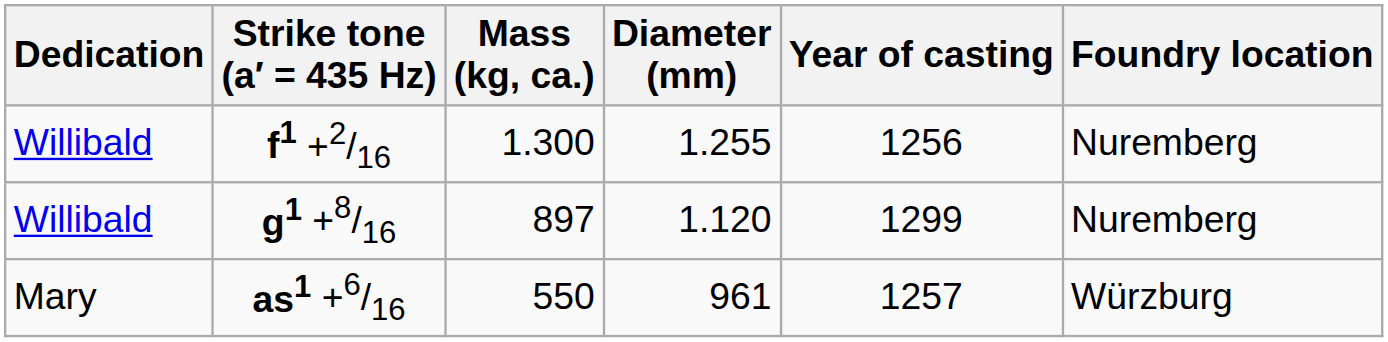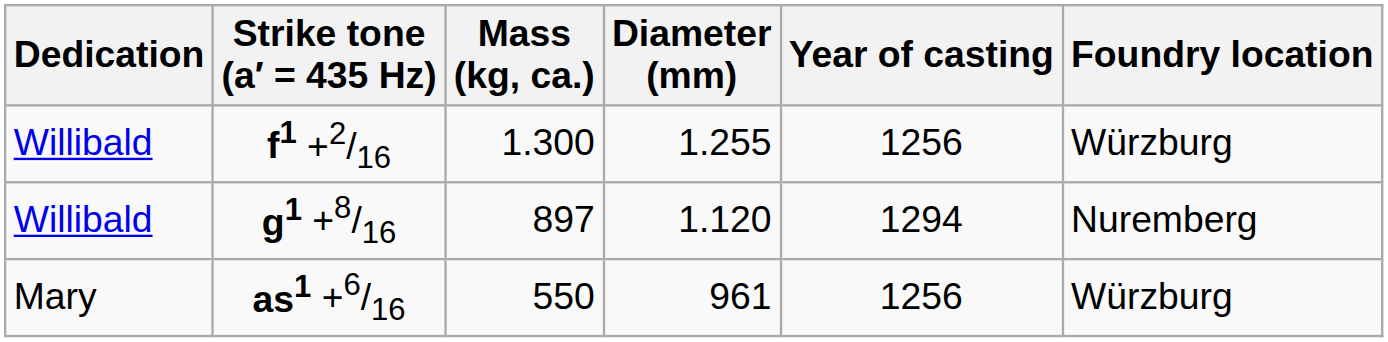(1164, 143) Nuremberg -> (1152, 143) Würzburg
(921, 220) 1299 -> (921, 220) 1294
(921, 297) 1257 -> (921, 297) 1256
